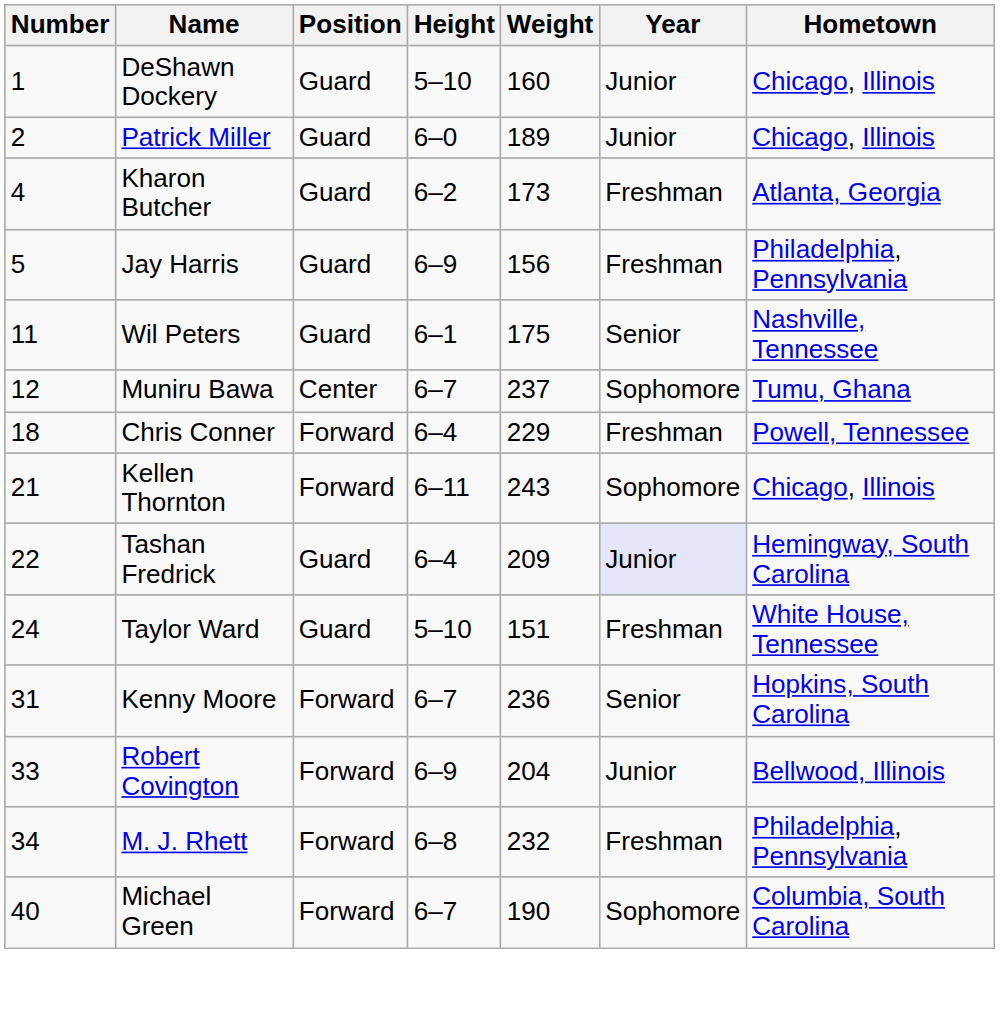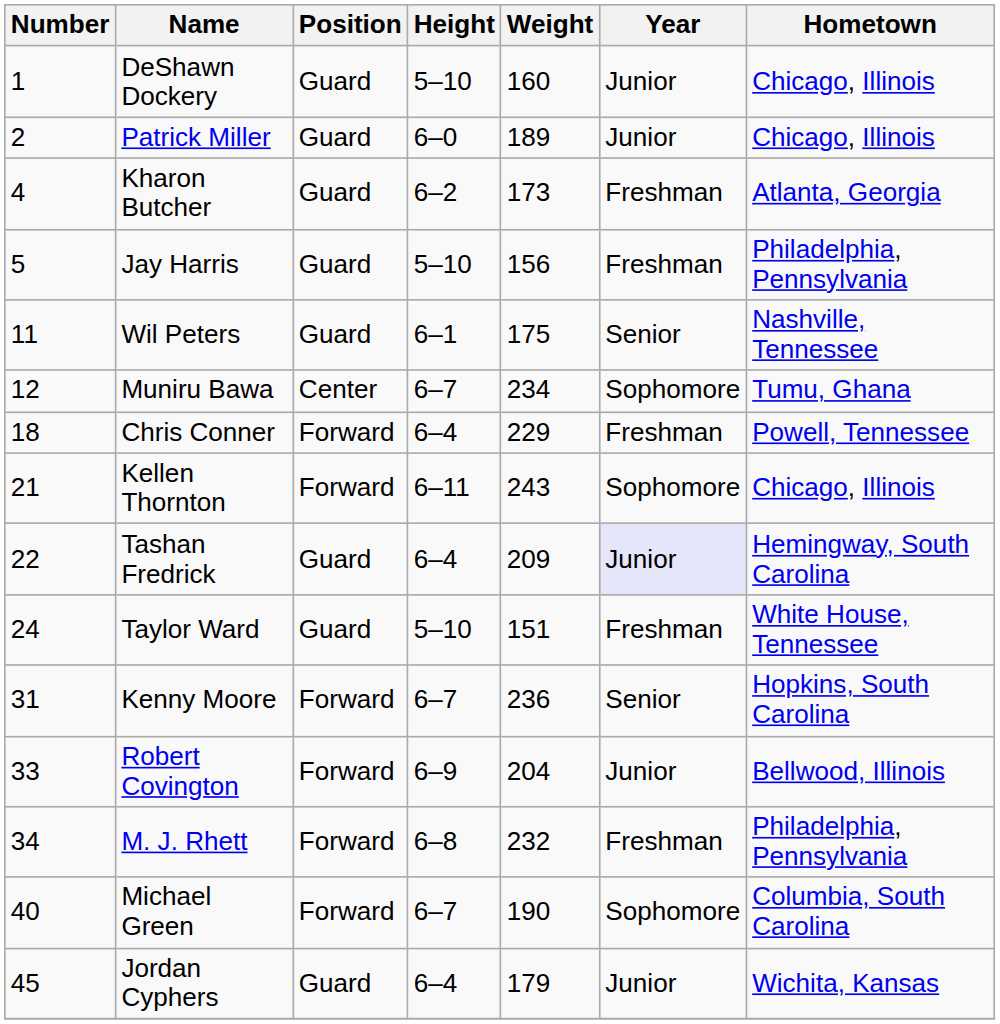(435, 263) 6–9 -> (443, 263) 5–10
(529, 390) 237 -> (529, 390) 234
+ row: (170, 983)
